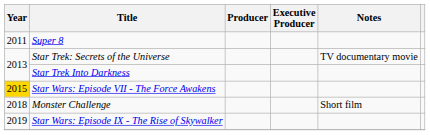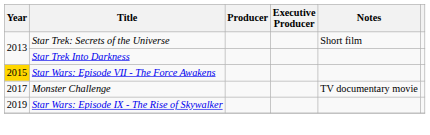- row: (48, 40)
(369, 56) TV documentary movie -> (341, 40) Short film
(17, 105) 2018 -> (17, 89) 2017
(341, 105) Short film -> (369, 89) TV documentary movie
